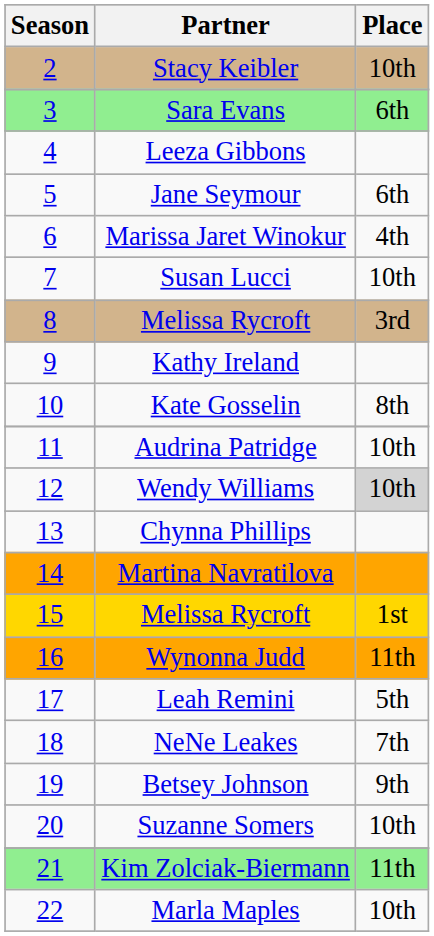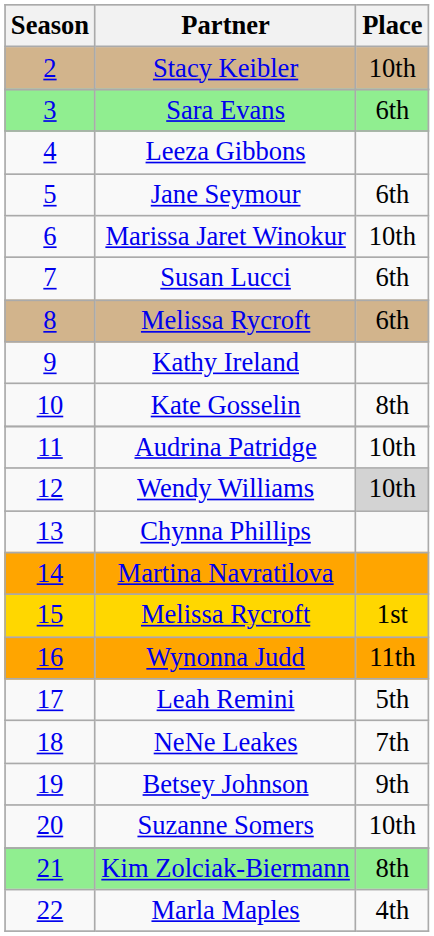(392, 236) 4th -> (392, 236) 10th
(392, 278) 10th -> (392, 278) 6th
(392, 320) 3rd -> (392, 320) 6th
(392, 868) 11th -> (392, 868) 8th
(392, 910) 10th -> (392, 910) 4th
